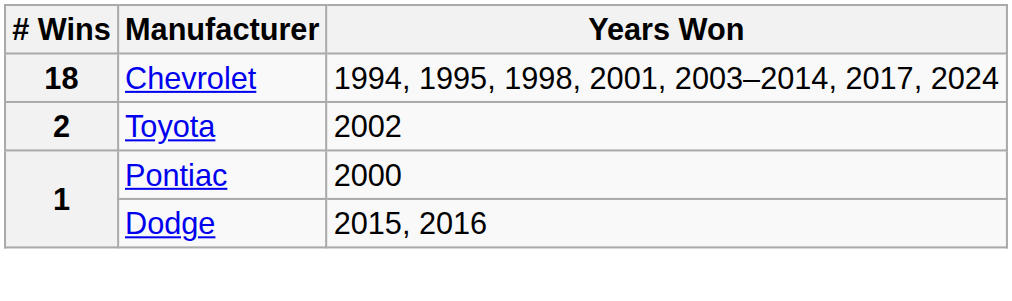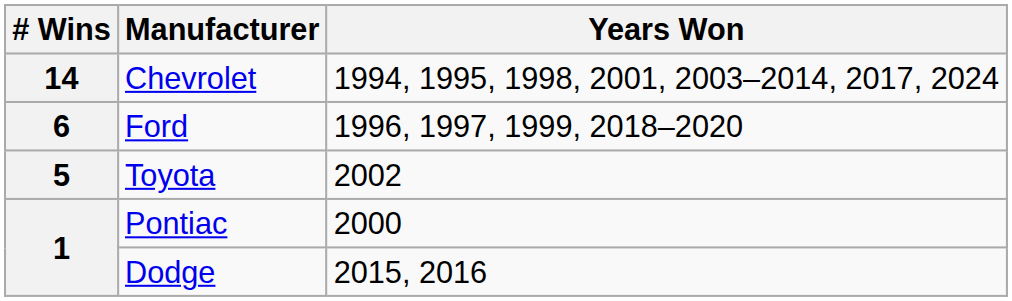(61, 78) 18 -> (61, 78) 14
+ row: (157, 127)
(61, 127) 2 -> (61, 175) 5
